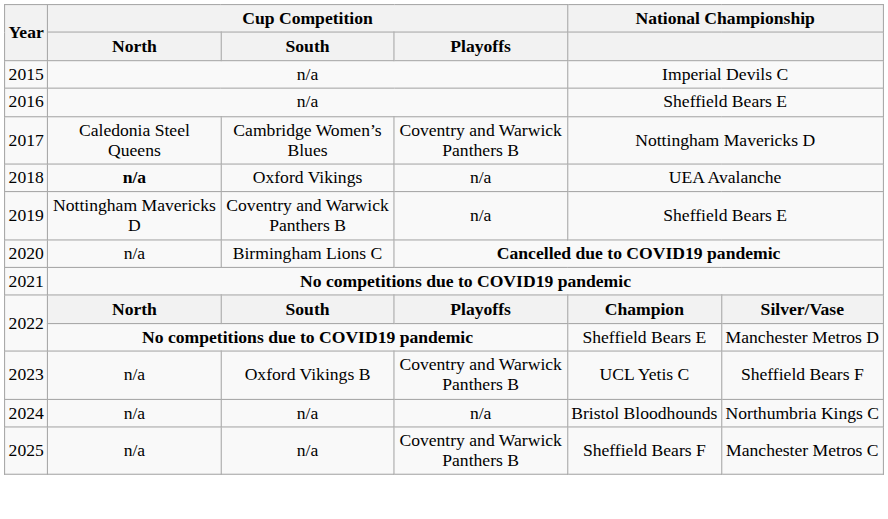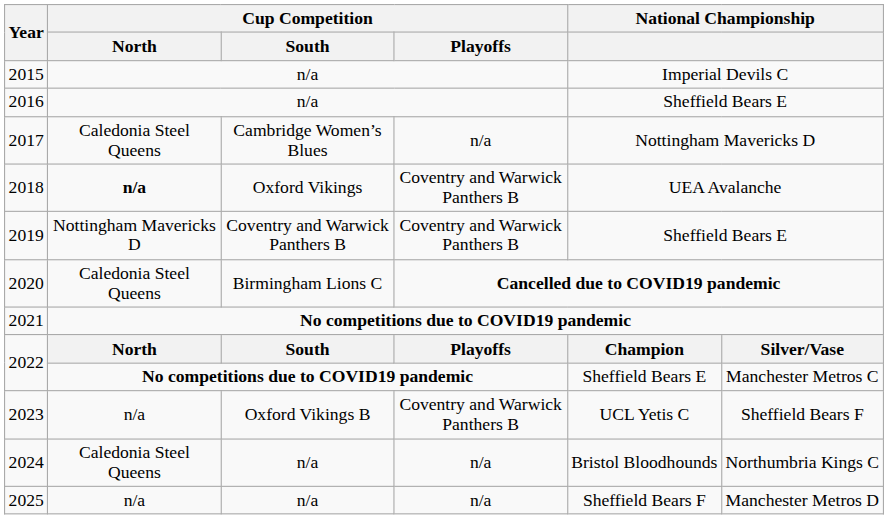(481, 140) Coventry and Warwick Panthers B -> (481, 140) n/a
(481, 177) n/a -> (481, 187) Coventry and Warwick Panthers B
(481, 215) n/a -> (481, 235) Coventry and Warwick Panthers B
(134, 253) n/a -> (134, 283) Caledonia Steel Queens
(802, 337) Manchester Metros D -> (802, 376) Manchester Metros C
(134, 412) n/a -> (134, 462) Caledonia Steel Queens
(481, 450) Coventry and Warwick Panthers B -> (481, 500) n/a
(802, 450) Manchester Metros C -> (802, 500) Manchester Metros D
